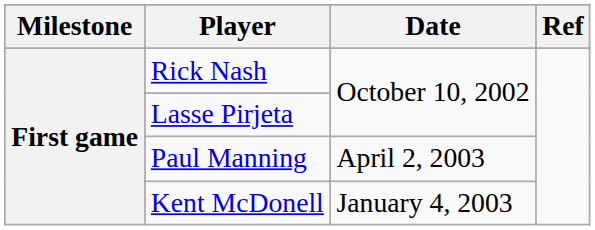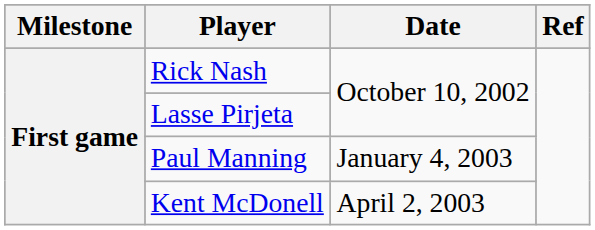(411, 158) April 2, 2003 -> (425, 158) January 4, 2003
(425, 202) January 4, 2003 -> (411, 202) April 2, 2003
